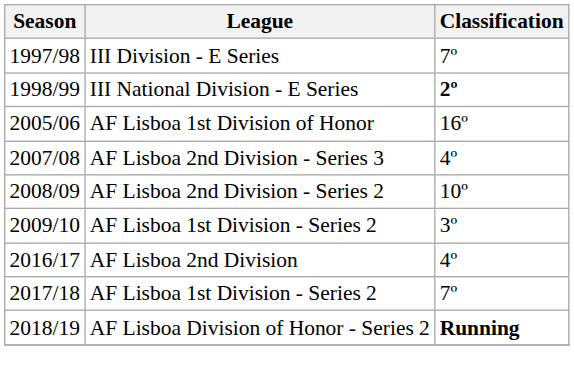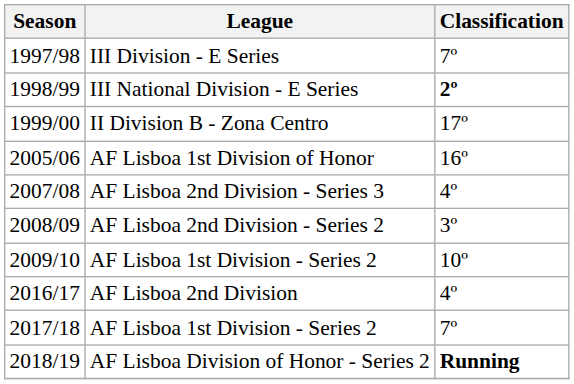+ row: (45, 123)
(454, 191) 10º -> (448, 225) 3º
(448, 225) 3º -> (454, 259) 10º
